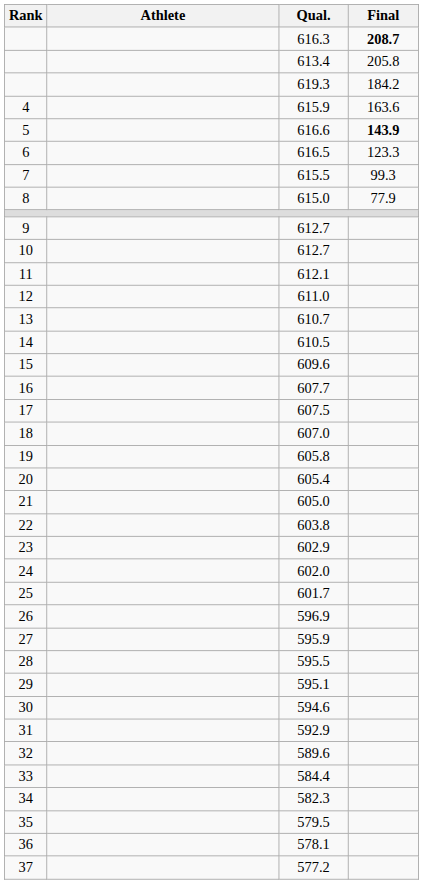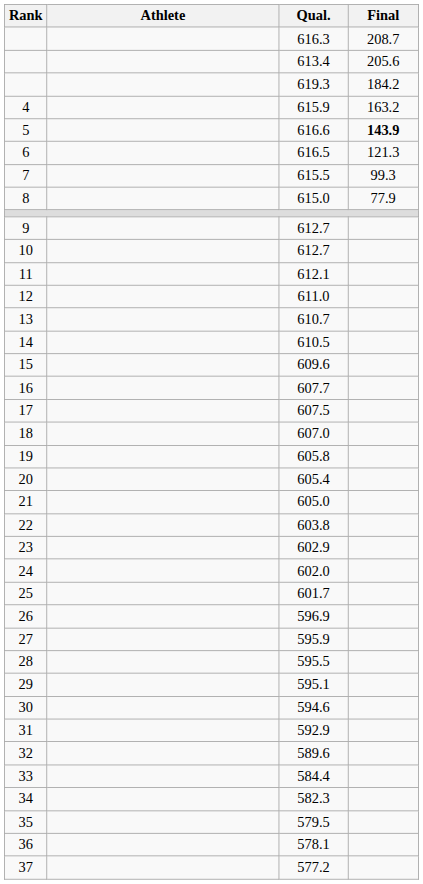(383, 38) bold -> (383, 38) normal
(383, 61) 205.8 -> (383, 61) 205.6
(383, 107) 163.6 -> (383, 107) 163.2
(383, 152) 123.3 -> (383, 152) 121.3
